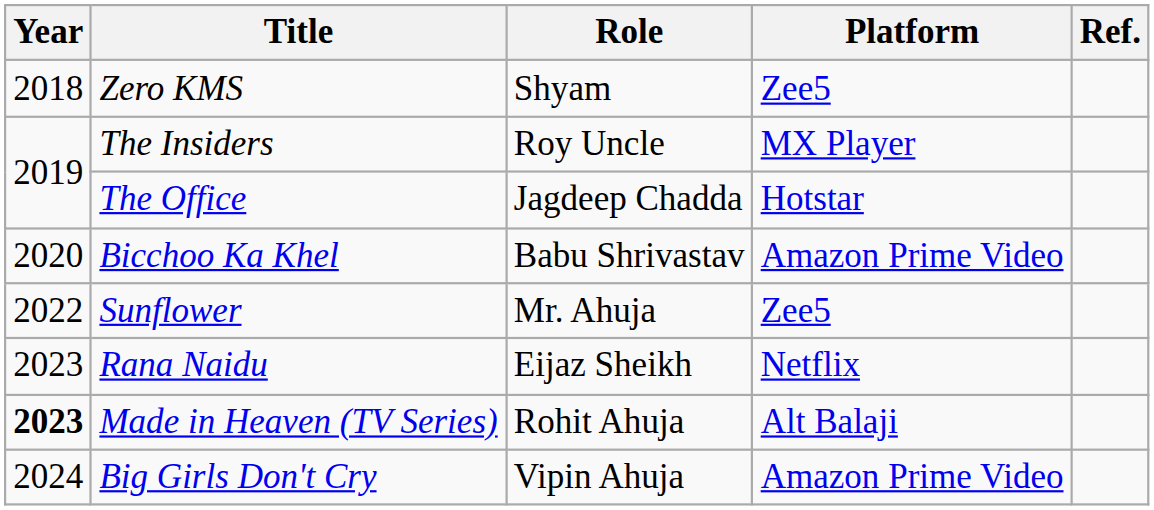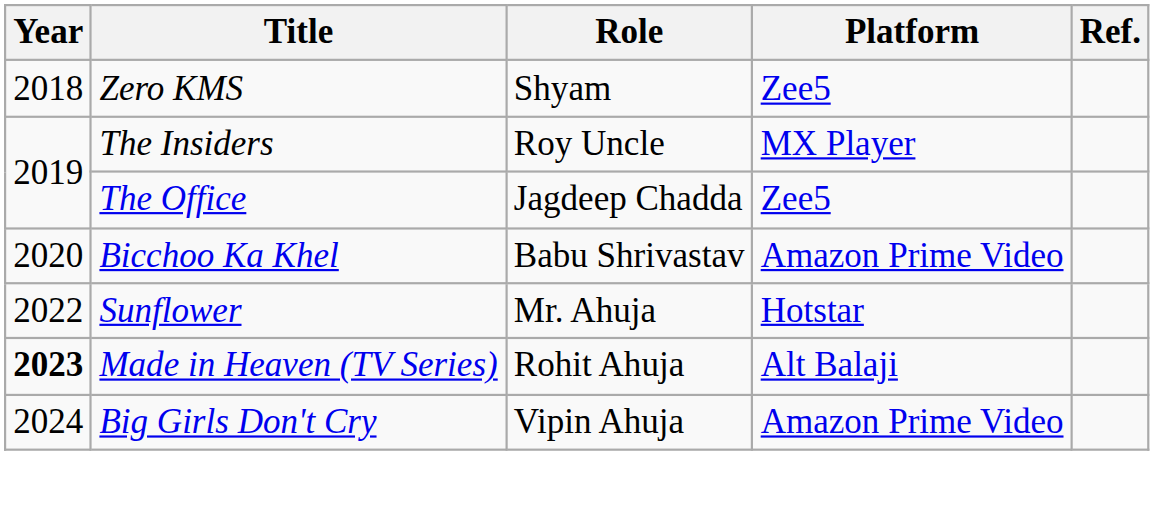(812, 198) Hotstar -> (796, 198) Zee5
(796, 310) Zee5 -> (812, 310) Hotstar
- row: (184, 365)
